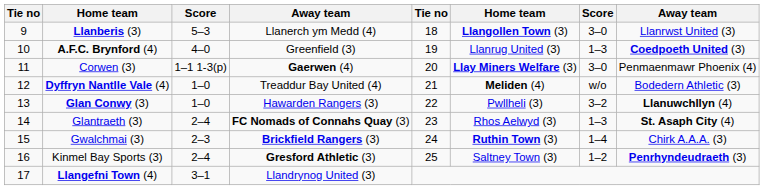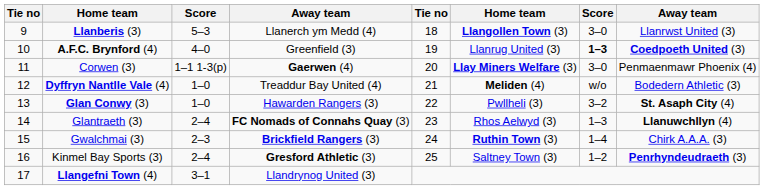(598, 49) normal -> (598, 49) bold
(688, 103) Llanuwchllyn (4) -> (688, 103) St. Asaph City (4)
(688, 121) St. Asaph City (4) -> (688, 121) Llanuwchllyn (4)
